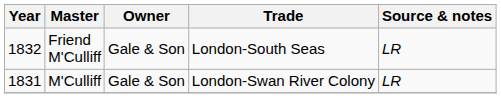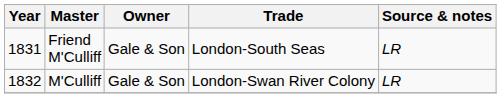(25, 48) 1832 -> (25, 48) 1831
(25, 81) 1831 -> (25, 81) 1832
